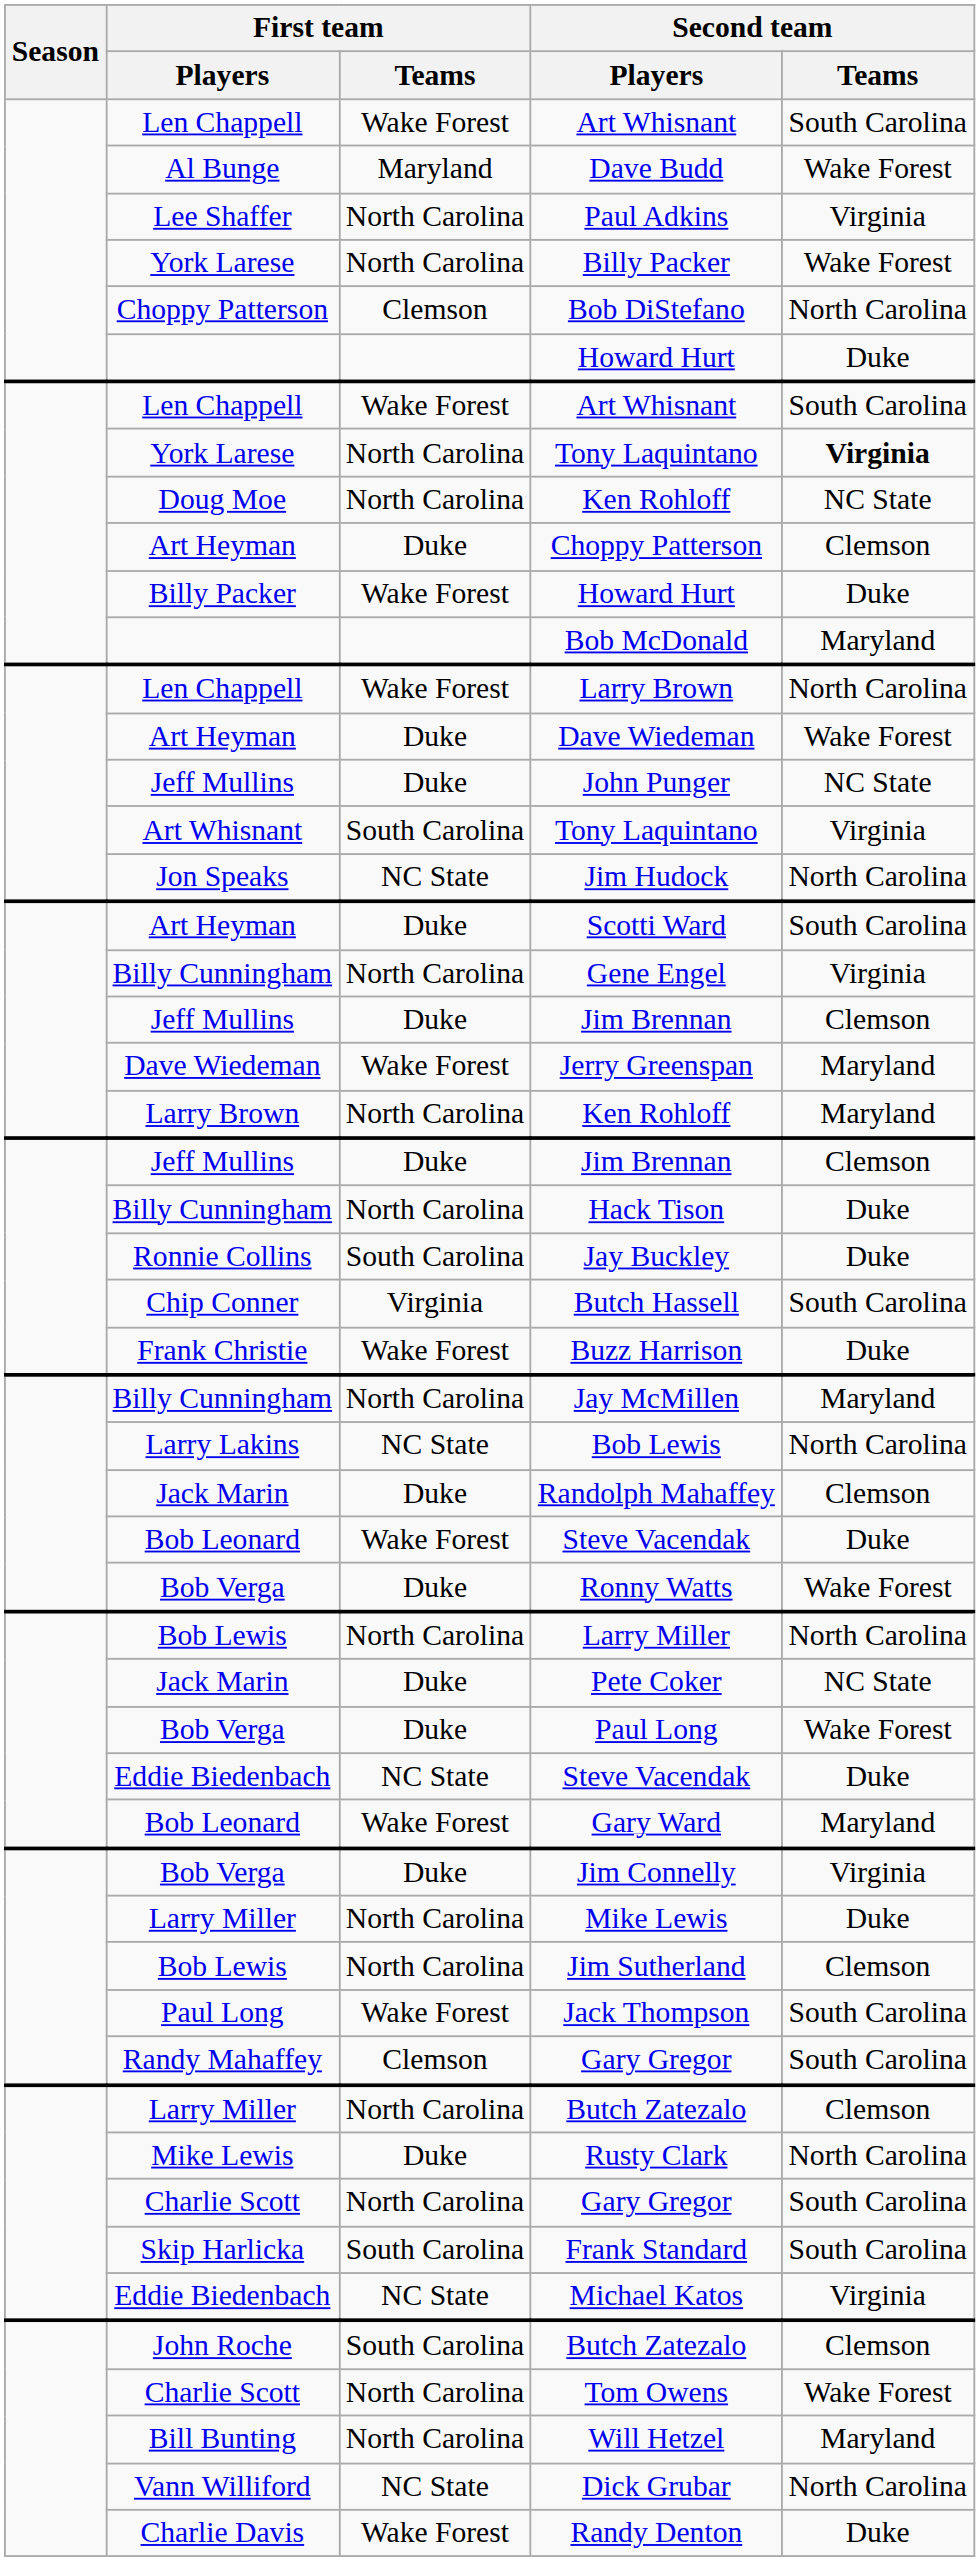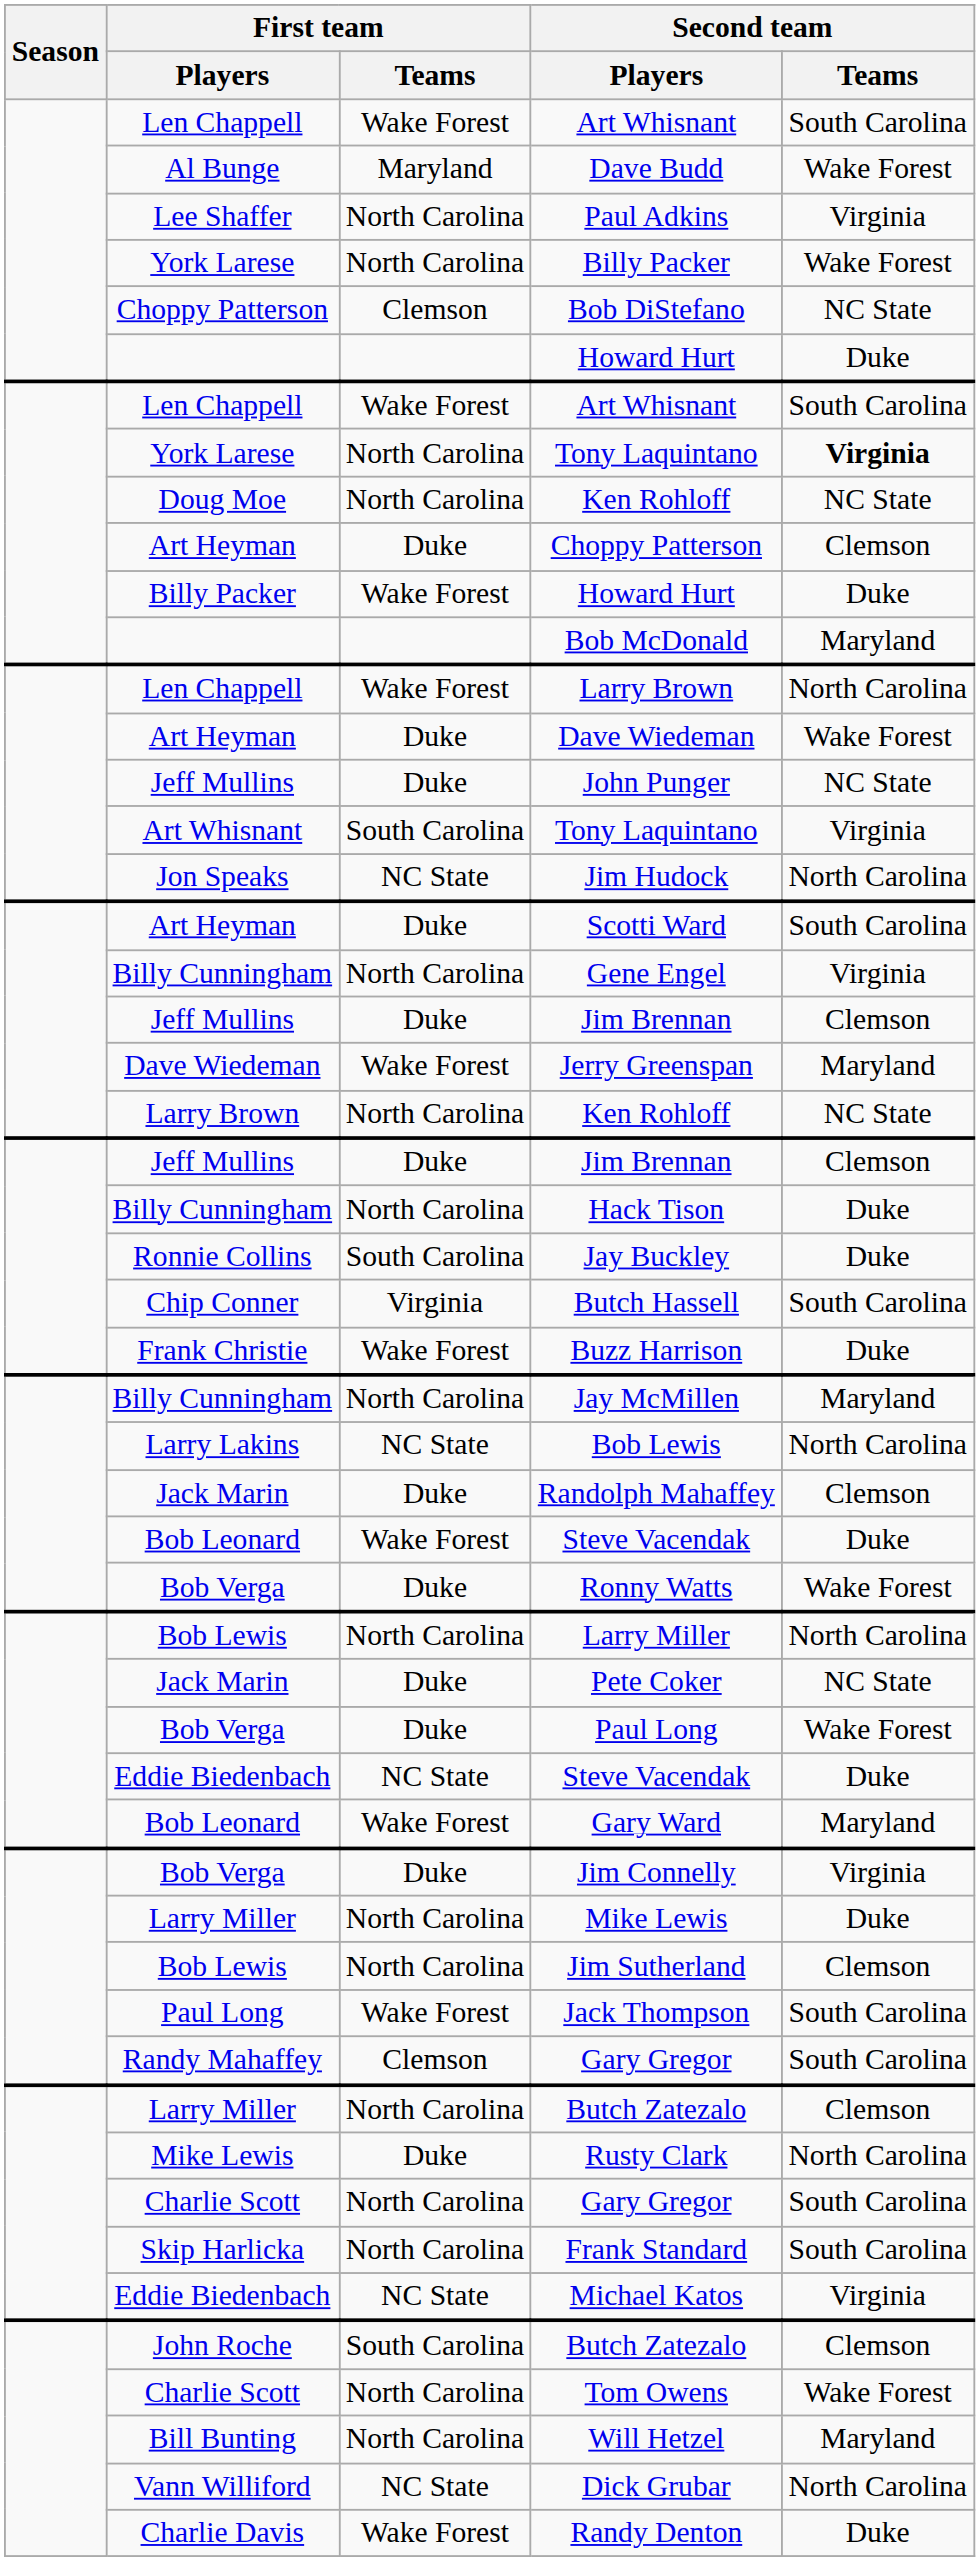(878, 309) North Carolina -> (878, 309) NC State
(878, 1113) Maryland -> (878, 1113) NC State
(435, 2249) South Carolina -> (435, 2249) North Carolina
